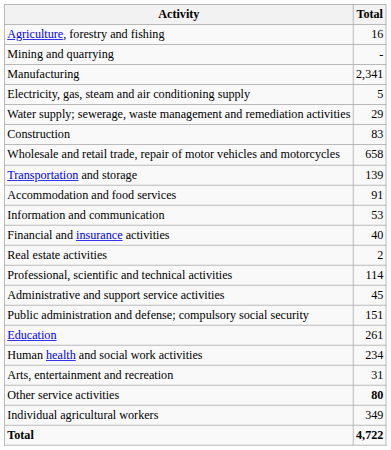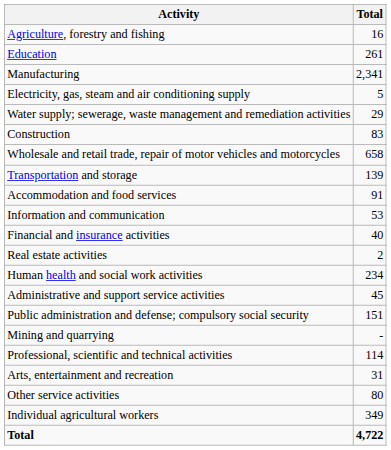rows swapped: (61, 54) <-> (32, 335)
rows swapped: (120, 275) <-> (105, 355)
(377, 395) bold -> (377, 395) normal
